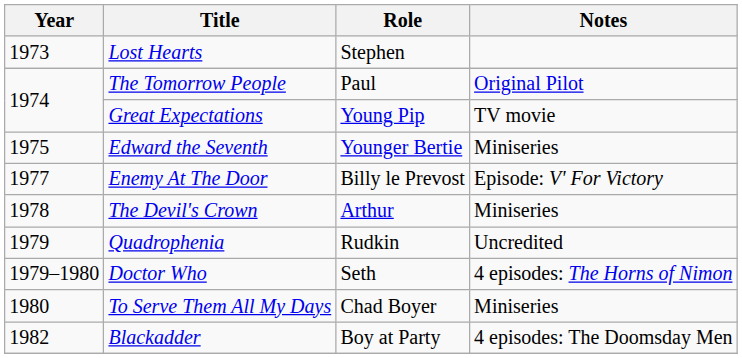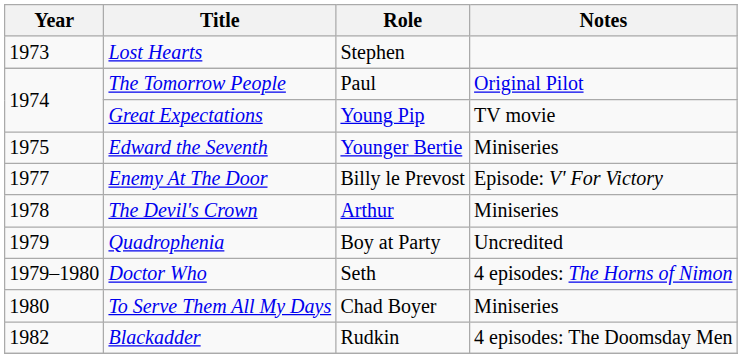(370, 242) Rudkin -> (390, 242) Boy at Party
(390, 337) Boy at Party -> (370, 337) Rudkin
